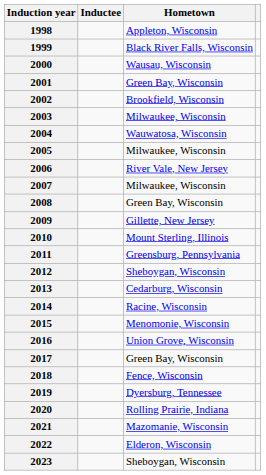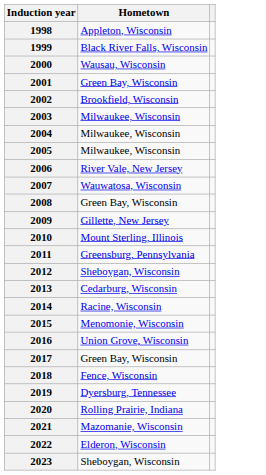- column: (101, 13)
(176, 133) Wauwatosa, Wisconsin -> (130, 133) Milwaukee, Wisconsin
(176, 185) Milwaukee, Wisconsin -> (131, 185) Wauwatosa, Wisconsin
